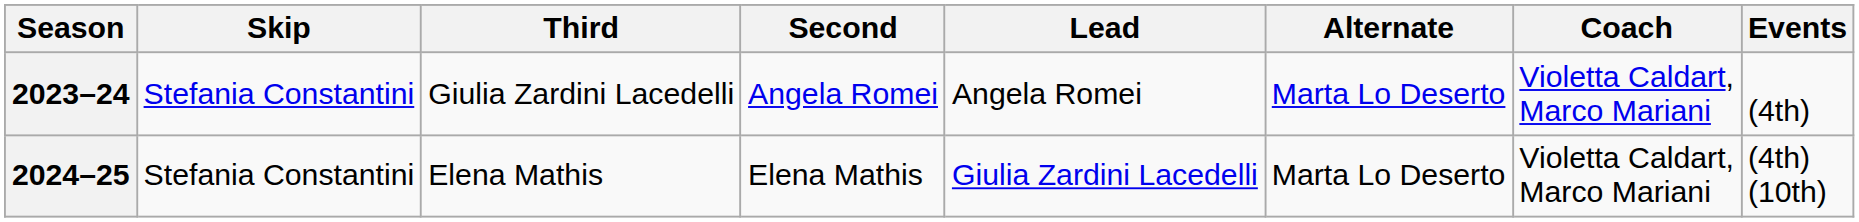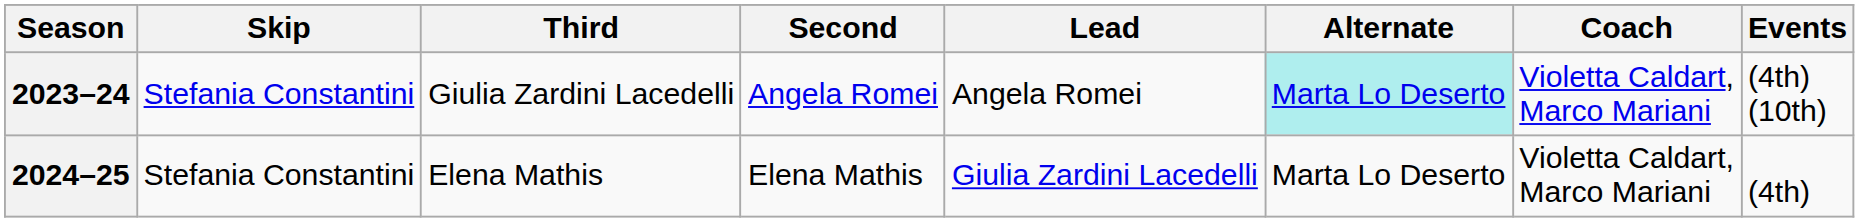(1389, 93) no background -> (1389, 93) paleturquoise background
(1779, 110) (4th) -> (1787, 93) (4th) (10th)
(1787, 175) (4th) (10th) -> (1779, 192) (4th)
